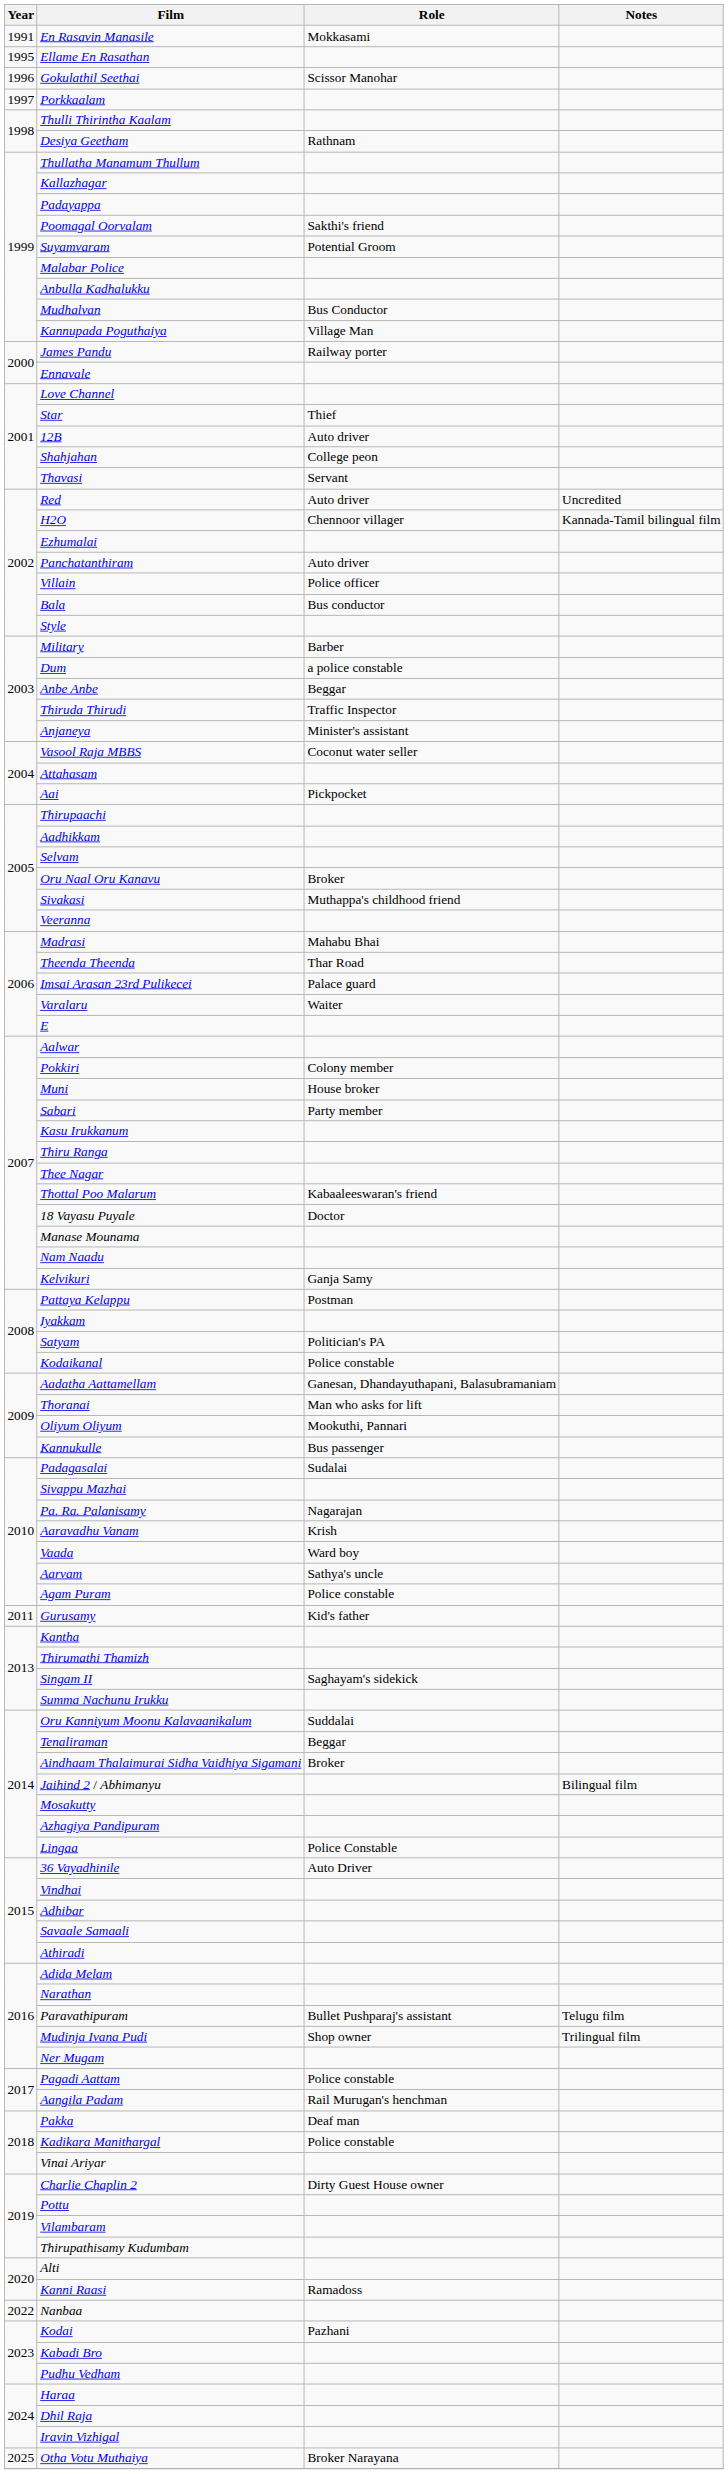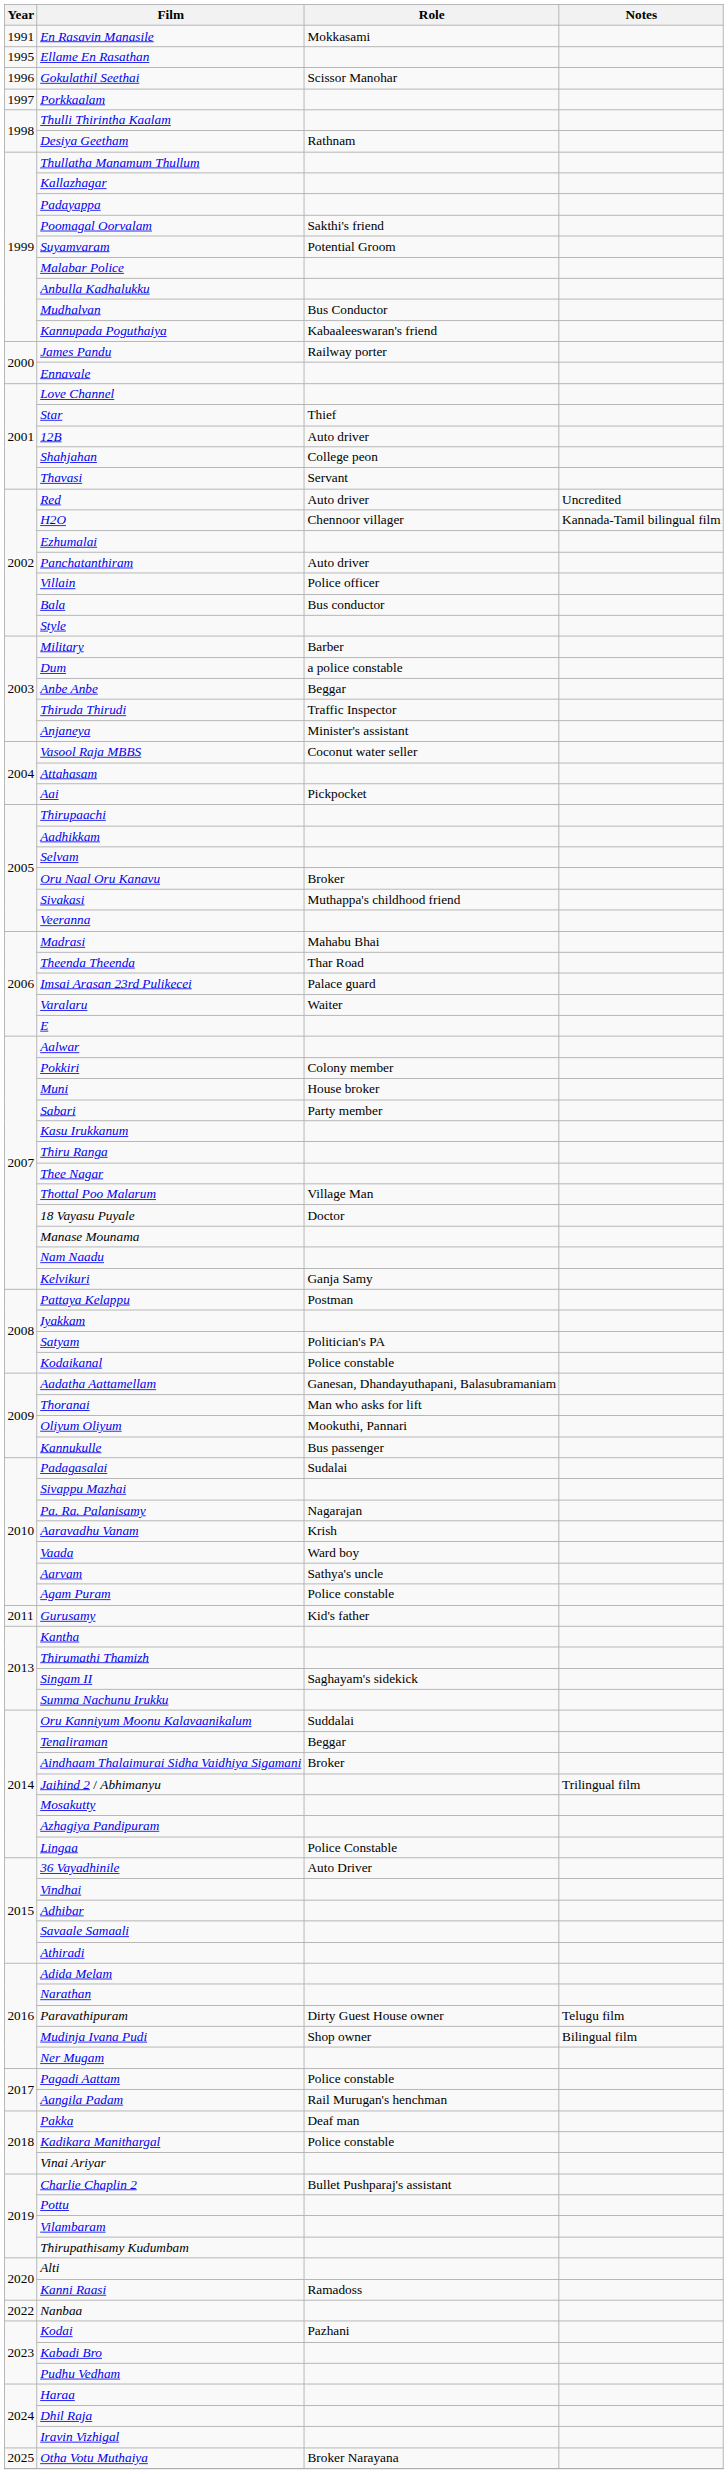(340, 330) Village Man -> (372, 330) Kabaaleeswaran's friend
(372, 1194) Kabaaleeswaran's friend -> (340, 1194) Village Man
(600, 1784) Bilingual film -> (601, 1784) Trilingual film
(379, 2015) Bullet Pushparaj's assistant -> (376, 2015) Dirty Guest House owner
(601, 2036) Trilingual film -> (600, 2036) Bilingual film
(376, 2184) Dirty Guest House owner -> (379, 2184) Bullet Pushparaj's assistant
